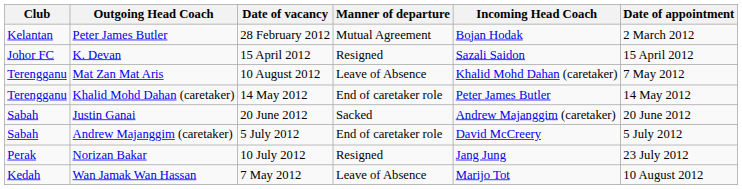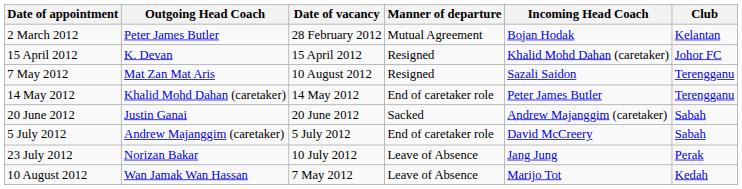columns swapped: (37, 14) <-> (679, 14)
(490, 54) Sazali Saidon -> (588, 54) Khalid Mohd Dahan (caretaker)
(381, 74) Leave of Absence -> (411, 74) Resigned
(537, 74) Khalid Mohd Dahan (caretaker) -> (542, 74) Sazali Saidon
(359, 154) Resigned -> (433, 154) Leave of Absence
